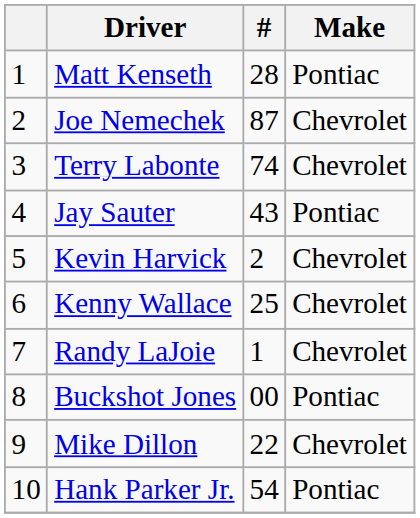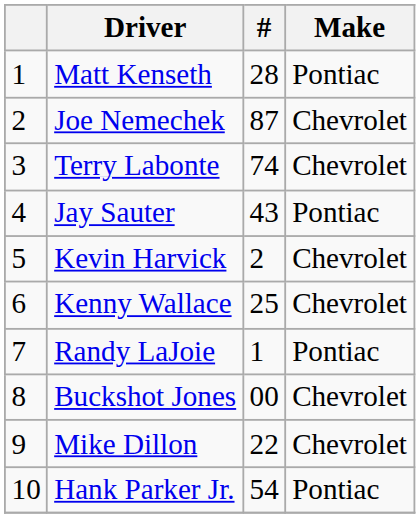(350, 350) Chevrolet -> (336, 350) Pontiac
(336, 397) Pontiac -> (350, 397) Chevrolet
